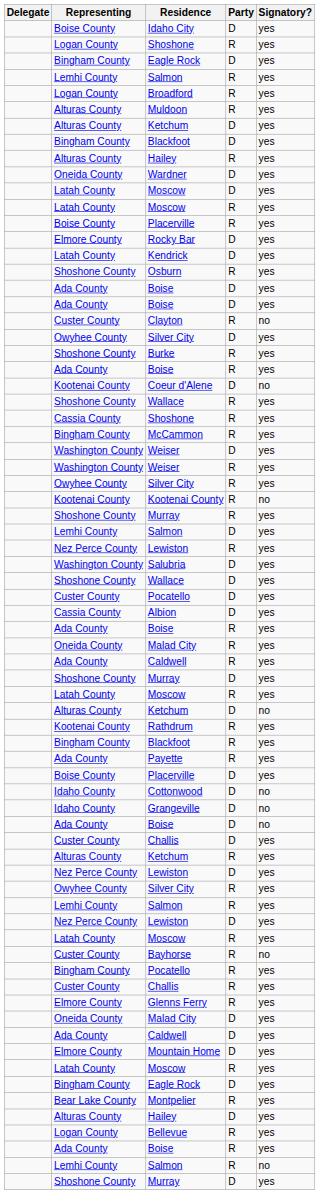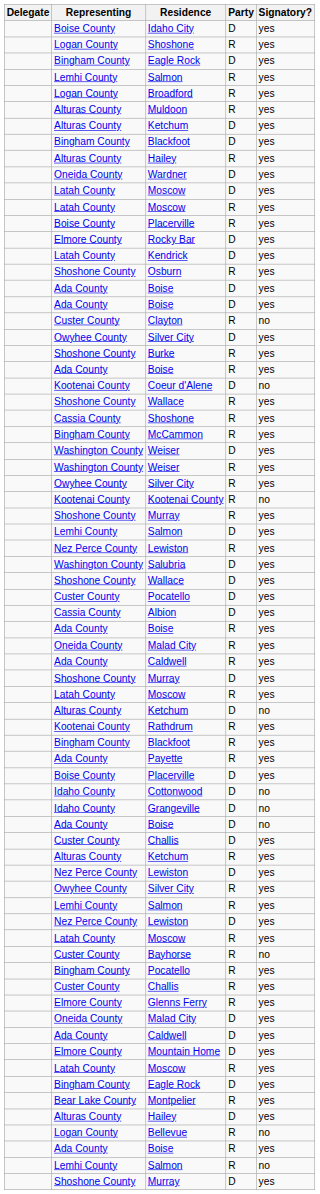(267, 1133) yes -> (264, 1133) no
